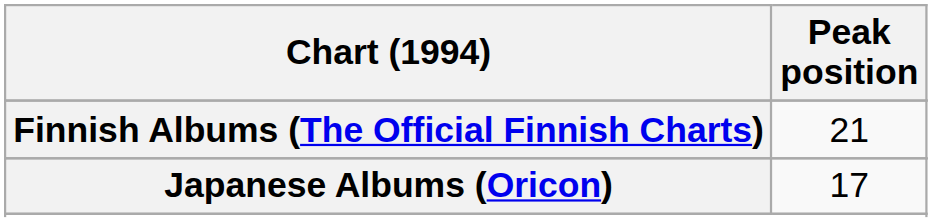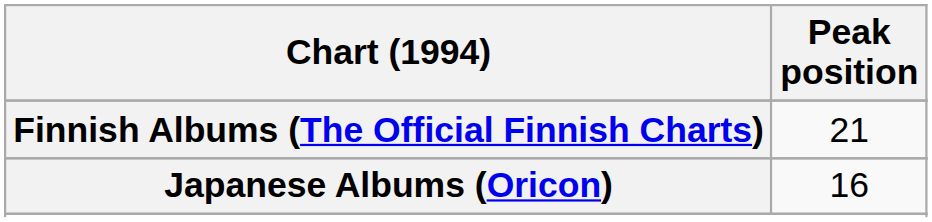(849, 185) 17 -> (849, 185) 16
